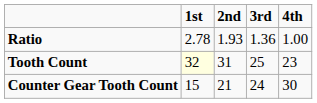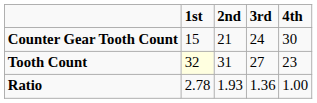rows swapped: (25, 39) <-> (93, 86)
(257, 62) 25 -> (257, 62) 27
